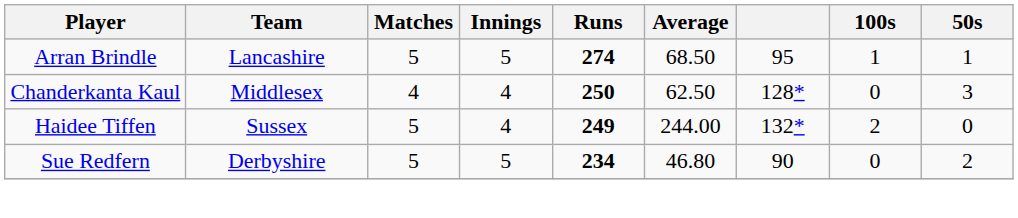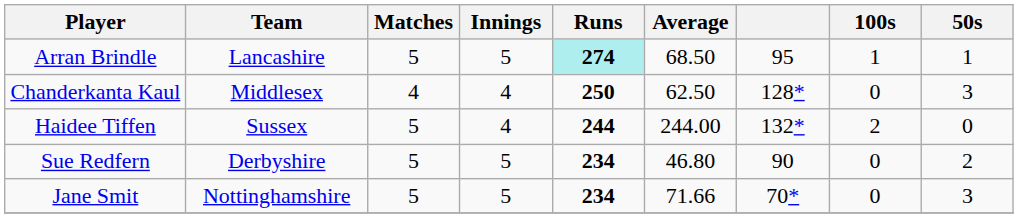(598, 56) no background -> (598, 56) paleturquoise background
(598, 126) 249 -> (598, 126) 244
+ row: (95, 195)
